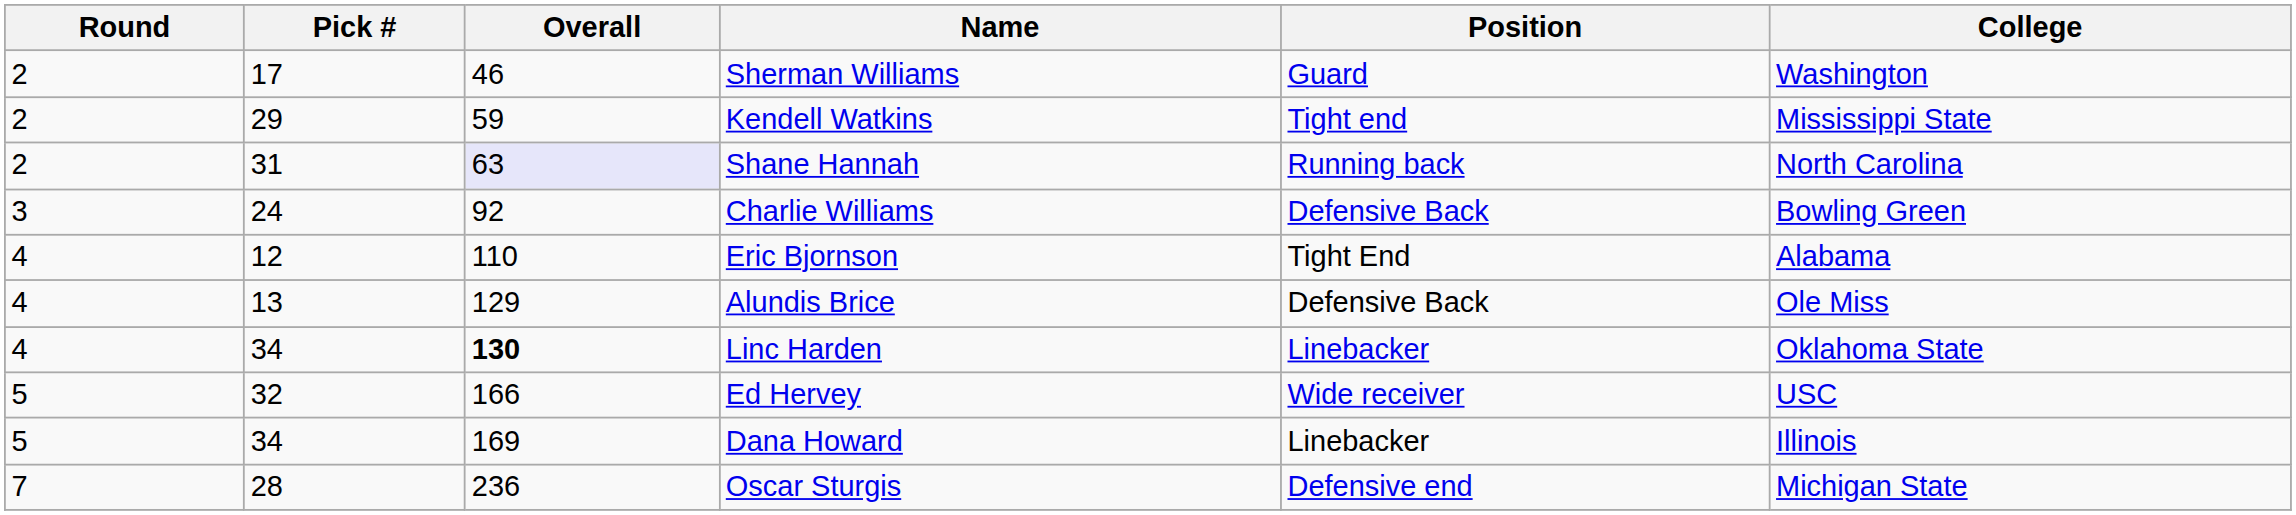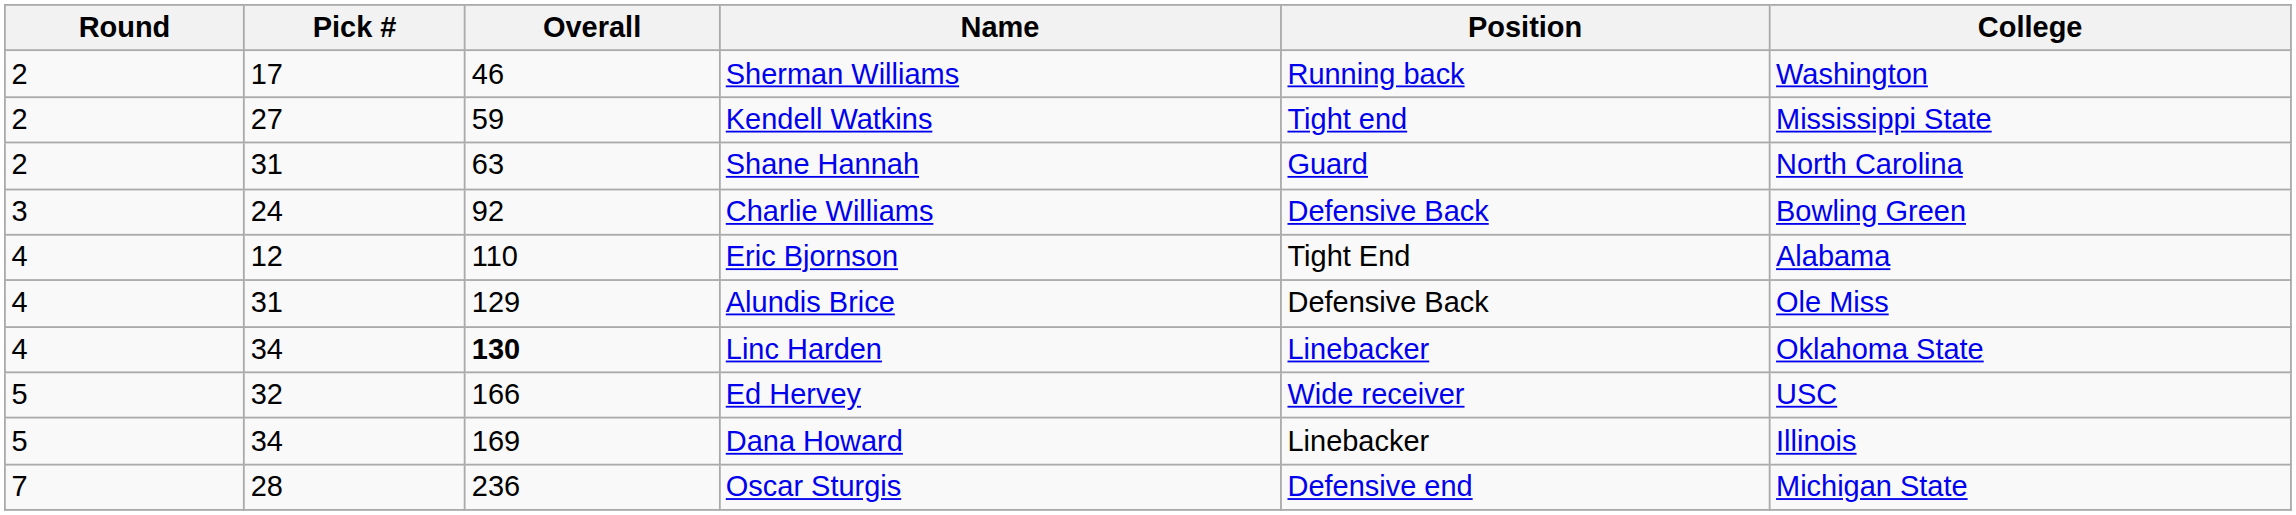(1328, 73) Guard -> (1376, 73) Running back
(267, 119) 29 -> (267, 119) 27
(488, 165) lavender background -> (488, 165) no background
(1376, 165) Running back -> (1328, 165) Guard
(267, 303) 13 -> (267, 303) 31
